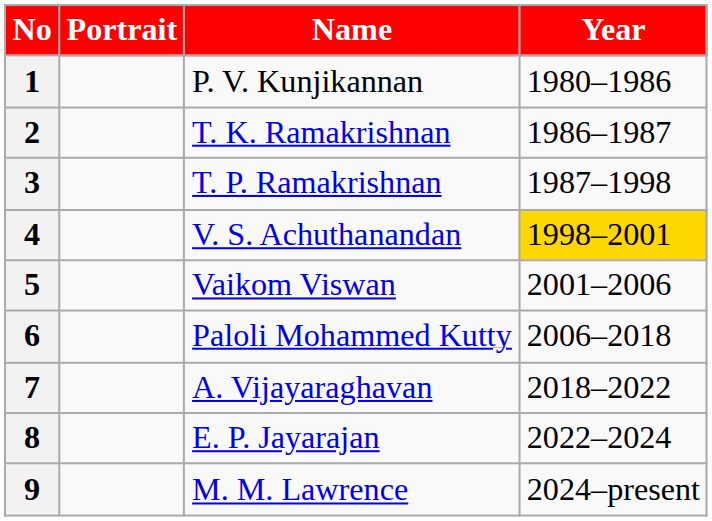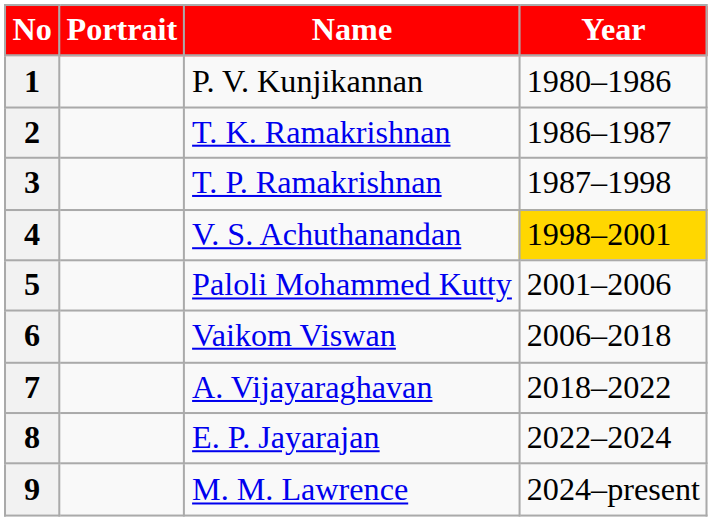(294, 285) Vaikom Viswan -> (352, 285) Paloli Mohammed Kutty
(352, 336) Paloli Mohammed Kutty -> (294, 336) Vaikom Viswan
